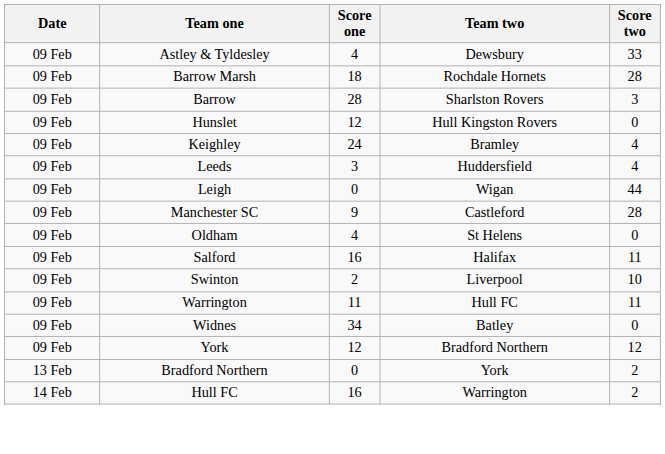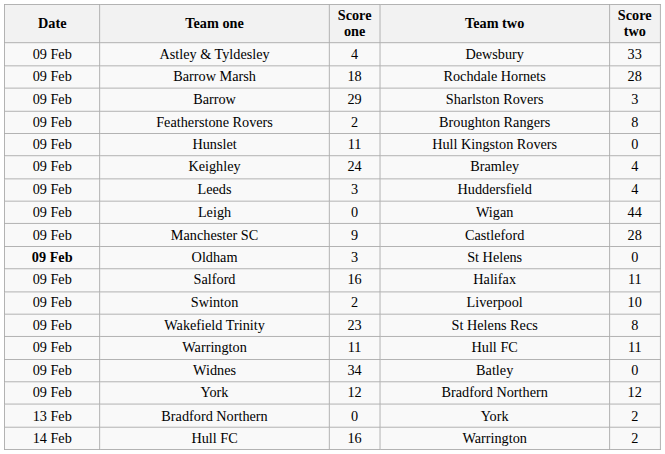(355, 99) 28 -> (355, 99) 29
+ row: (215, 122)
(355, 122) 12 -> (355, 144) 11
(52, 235) normal -> (52, 257) bold
(355, 235) 4 -> (355, 257) 3
+ row: (215, 325)
